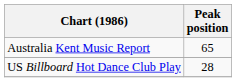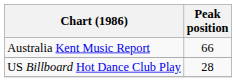(208, 47) 65 -> (208, 47) 66
